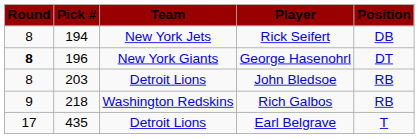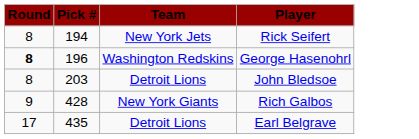- column: (384, 15)
(168, 58) New York Giants -> (168, 58) Washington Redskins
(77, 101) 218 -> (77, 101) 428
(168, 101) Washington Redskins -> (168, 101) New York Giants
